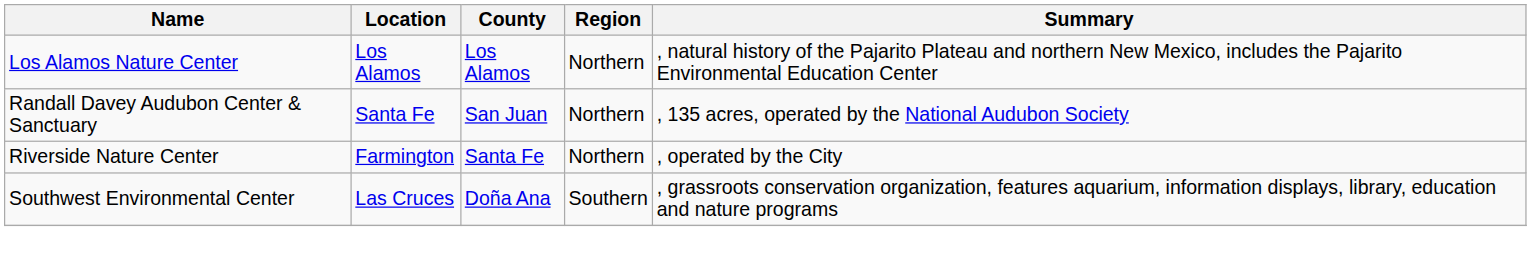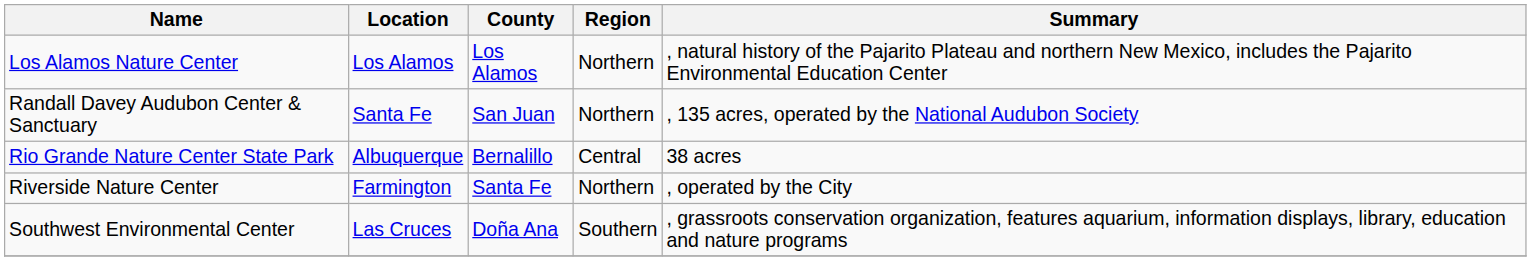+ row: (171, 156)
